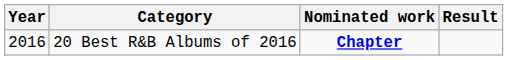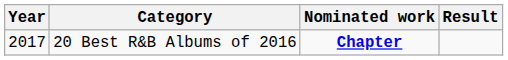(27, 43) 2016 -> (27, 43) 2017
